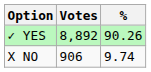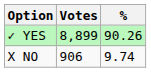(79, 36) 8,892 -> (79, 36) 8,899
